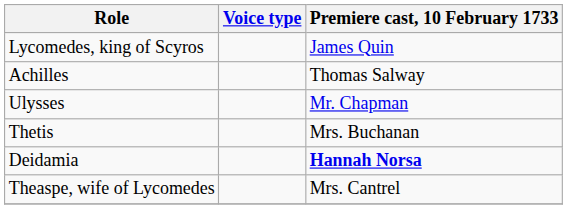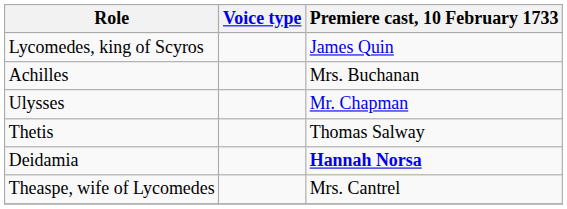(367, 75) Thomas Salway -> (364, 75) Mrs. Buchanan
(364, 132) Mrs. Buchanan -> (367, 132) Thomas Salway
